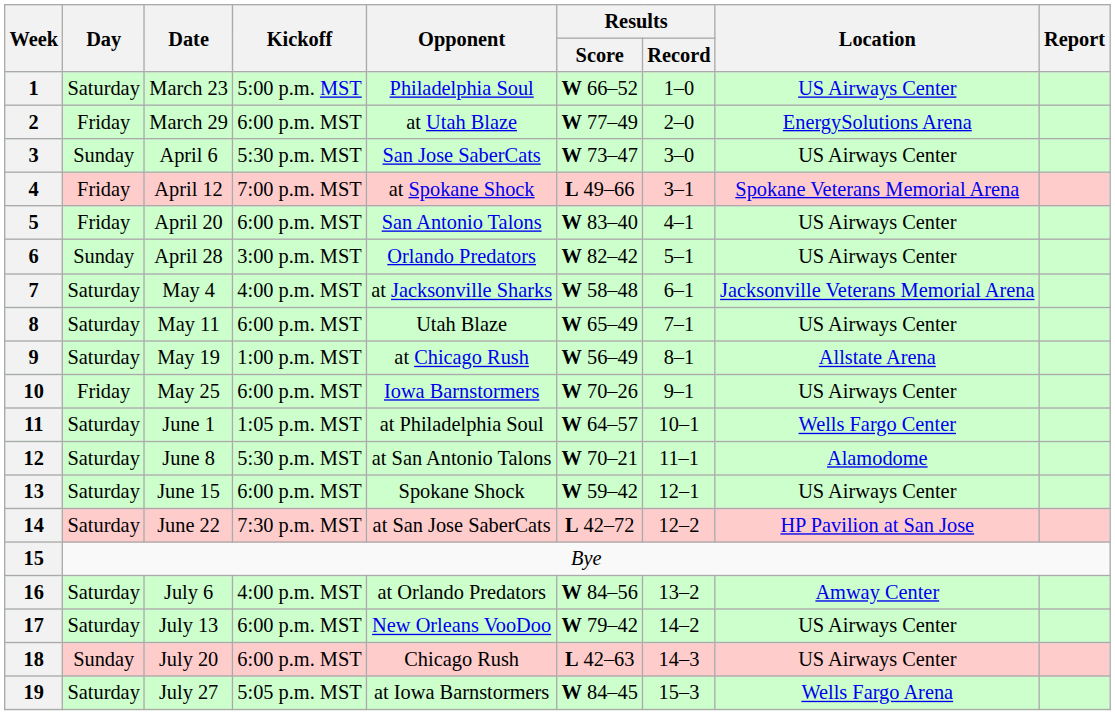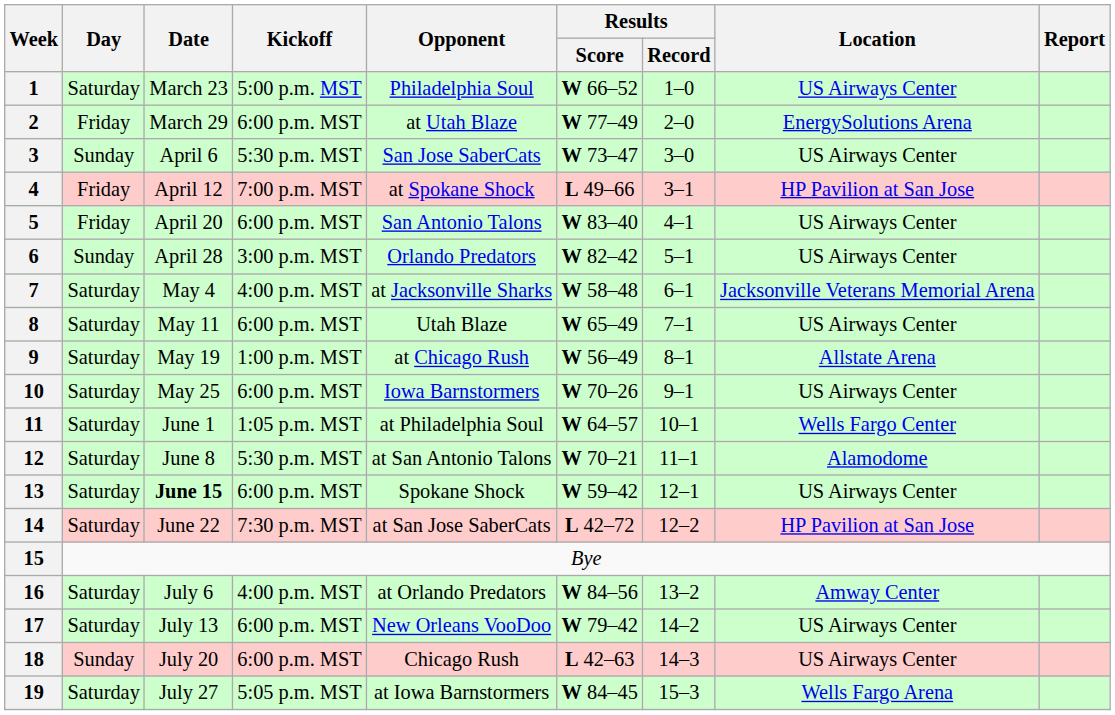(877, 189) Spokane Veterans Memorial Arena -> (877, 189) HP Pavilion at San Jose
(104, 390) Friday -> (104, 390) Saturday
(189, 491) normal -> (189, 491) bold
